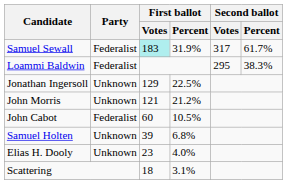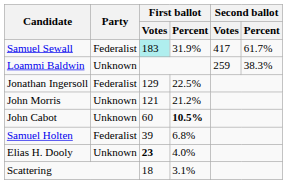(222, 48) 317 -> (222, 48) 417
(115, 65) Federalist -> (115, 65) Unknown
(222, 65) 295 -> (222, 65) 259
(115, 83) Unknown -> (115, 83) Federalist
(115, 118) Federalist -> (115, 118) Unknown
(187, 118) normal -> (187, 118) bold
(115, 135) Unknown -> (115, 135) Federalist
(147, 153) normal -> (147, 153) bold
